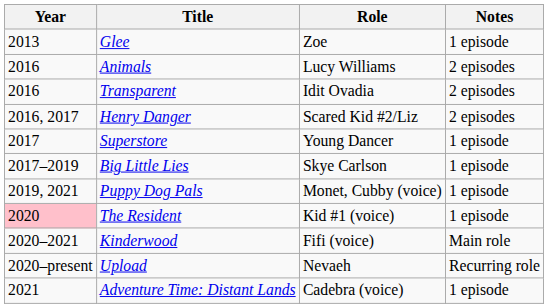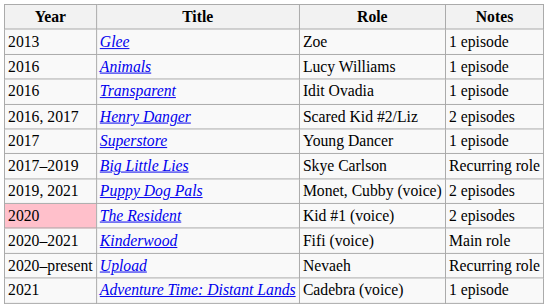(482, 66) 2 episodes -> (479, 66) 1 episode
(482, 91) 2 episodes -> (479, 91) 1 episode
(479, 166) 1 episode -> (495, 166) Recurring role
(479, 191) 1 episode -> (482, 191) 2 episodes
(479, 215) 1 episode -> (482, 215) 2 episodes
